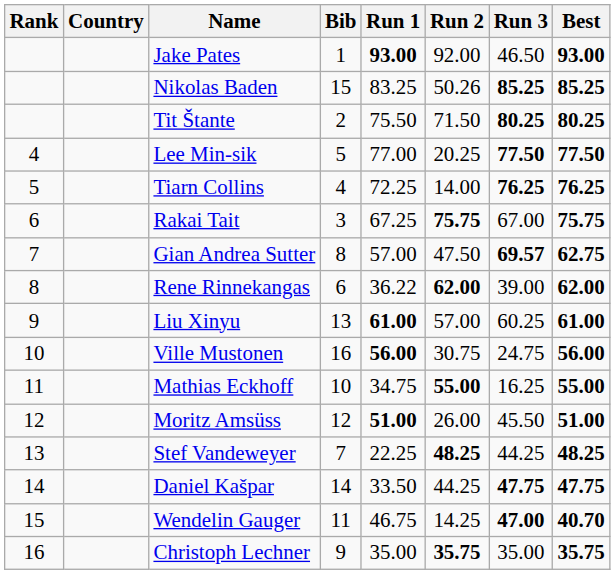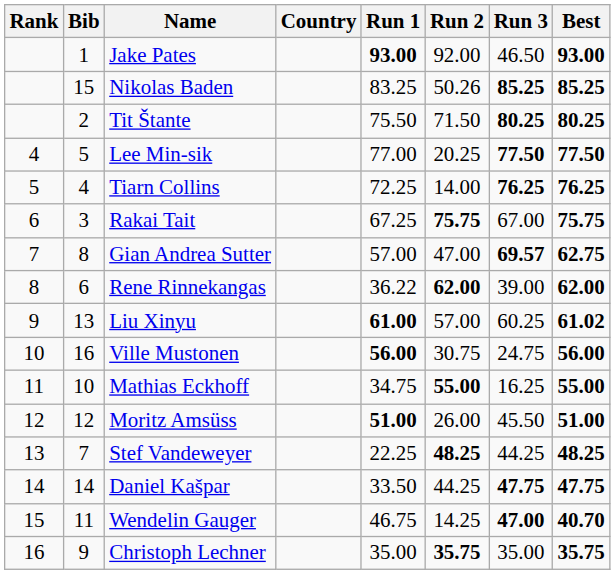columns swapped: (341, 21) <-> (106, 21)
(457, 253) 47.50 -> (457, 253) 47.00
(581, 320) 61.00 -> (581, 320) 61.02
